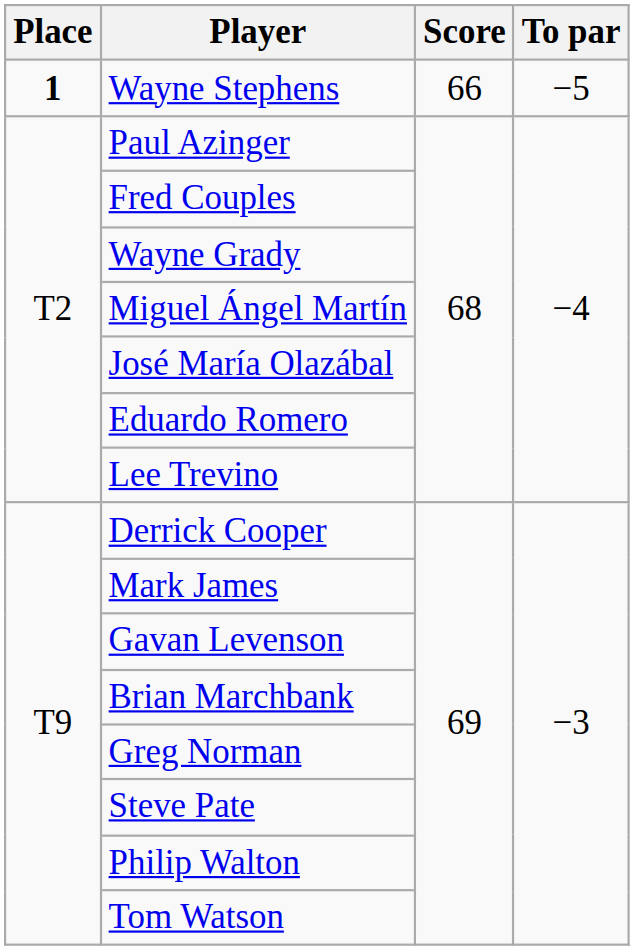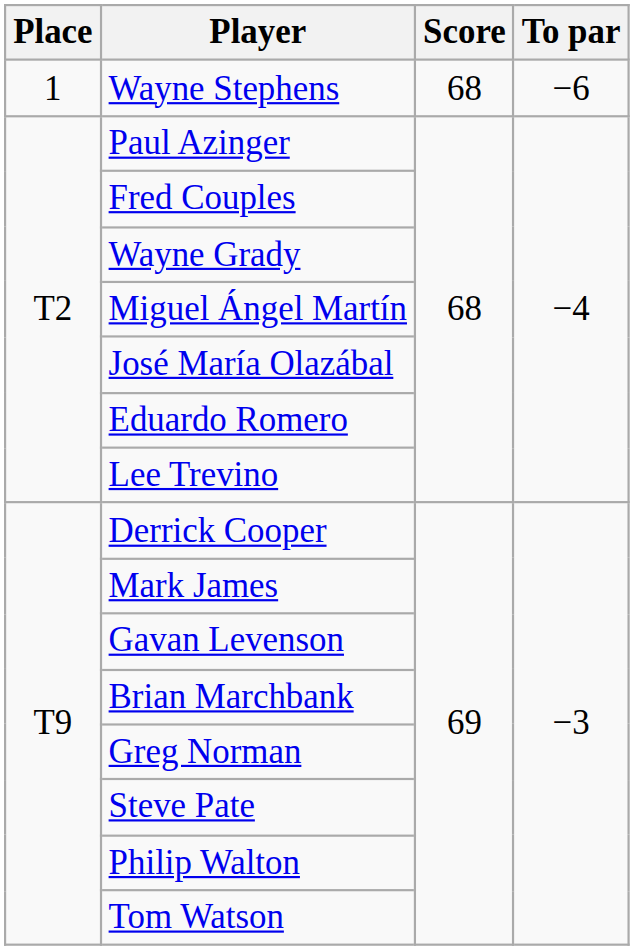(53, 87) bold -> (53, 87) normal
(464, 87) 66 -> (464, 87) 68
(571, 87) −5 -> (571, 87) −6
